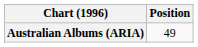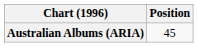(170, 32) 49 -> (170, 32) 45
